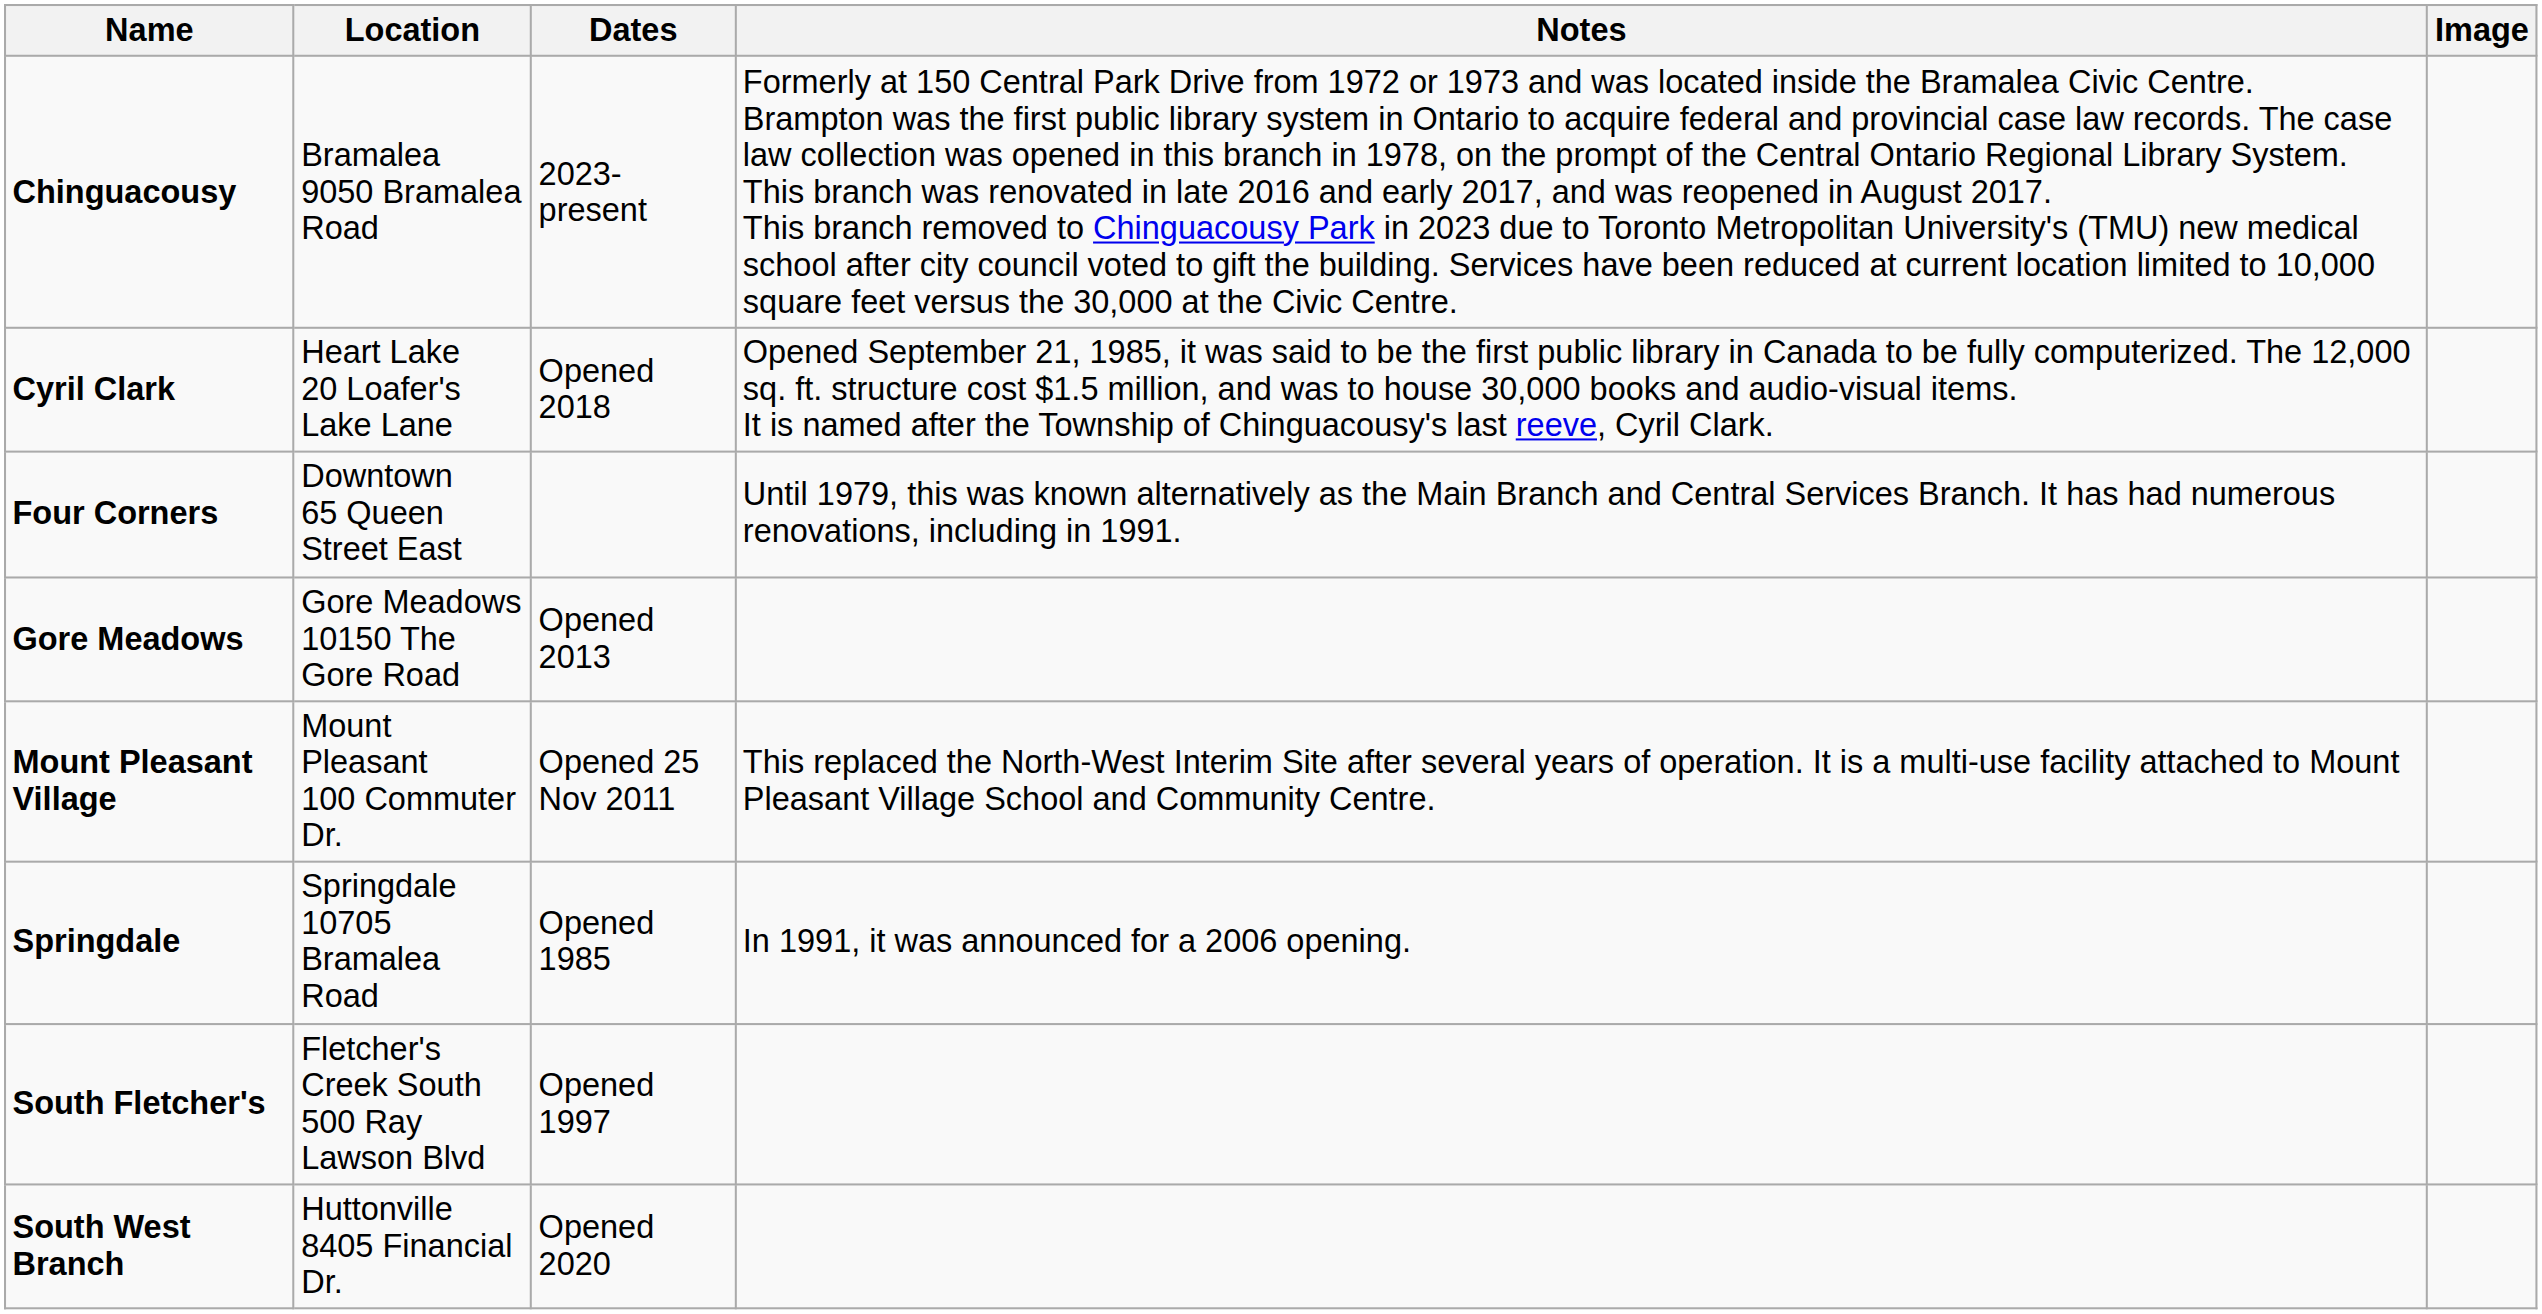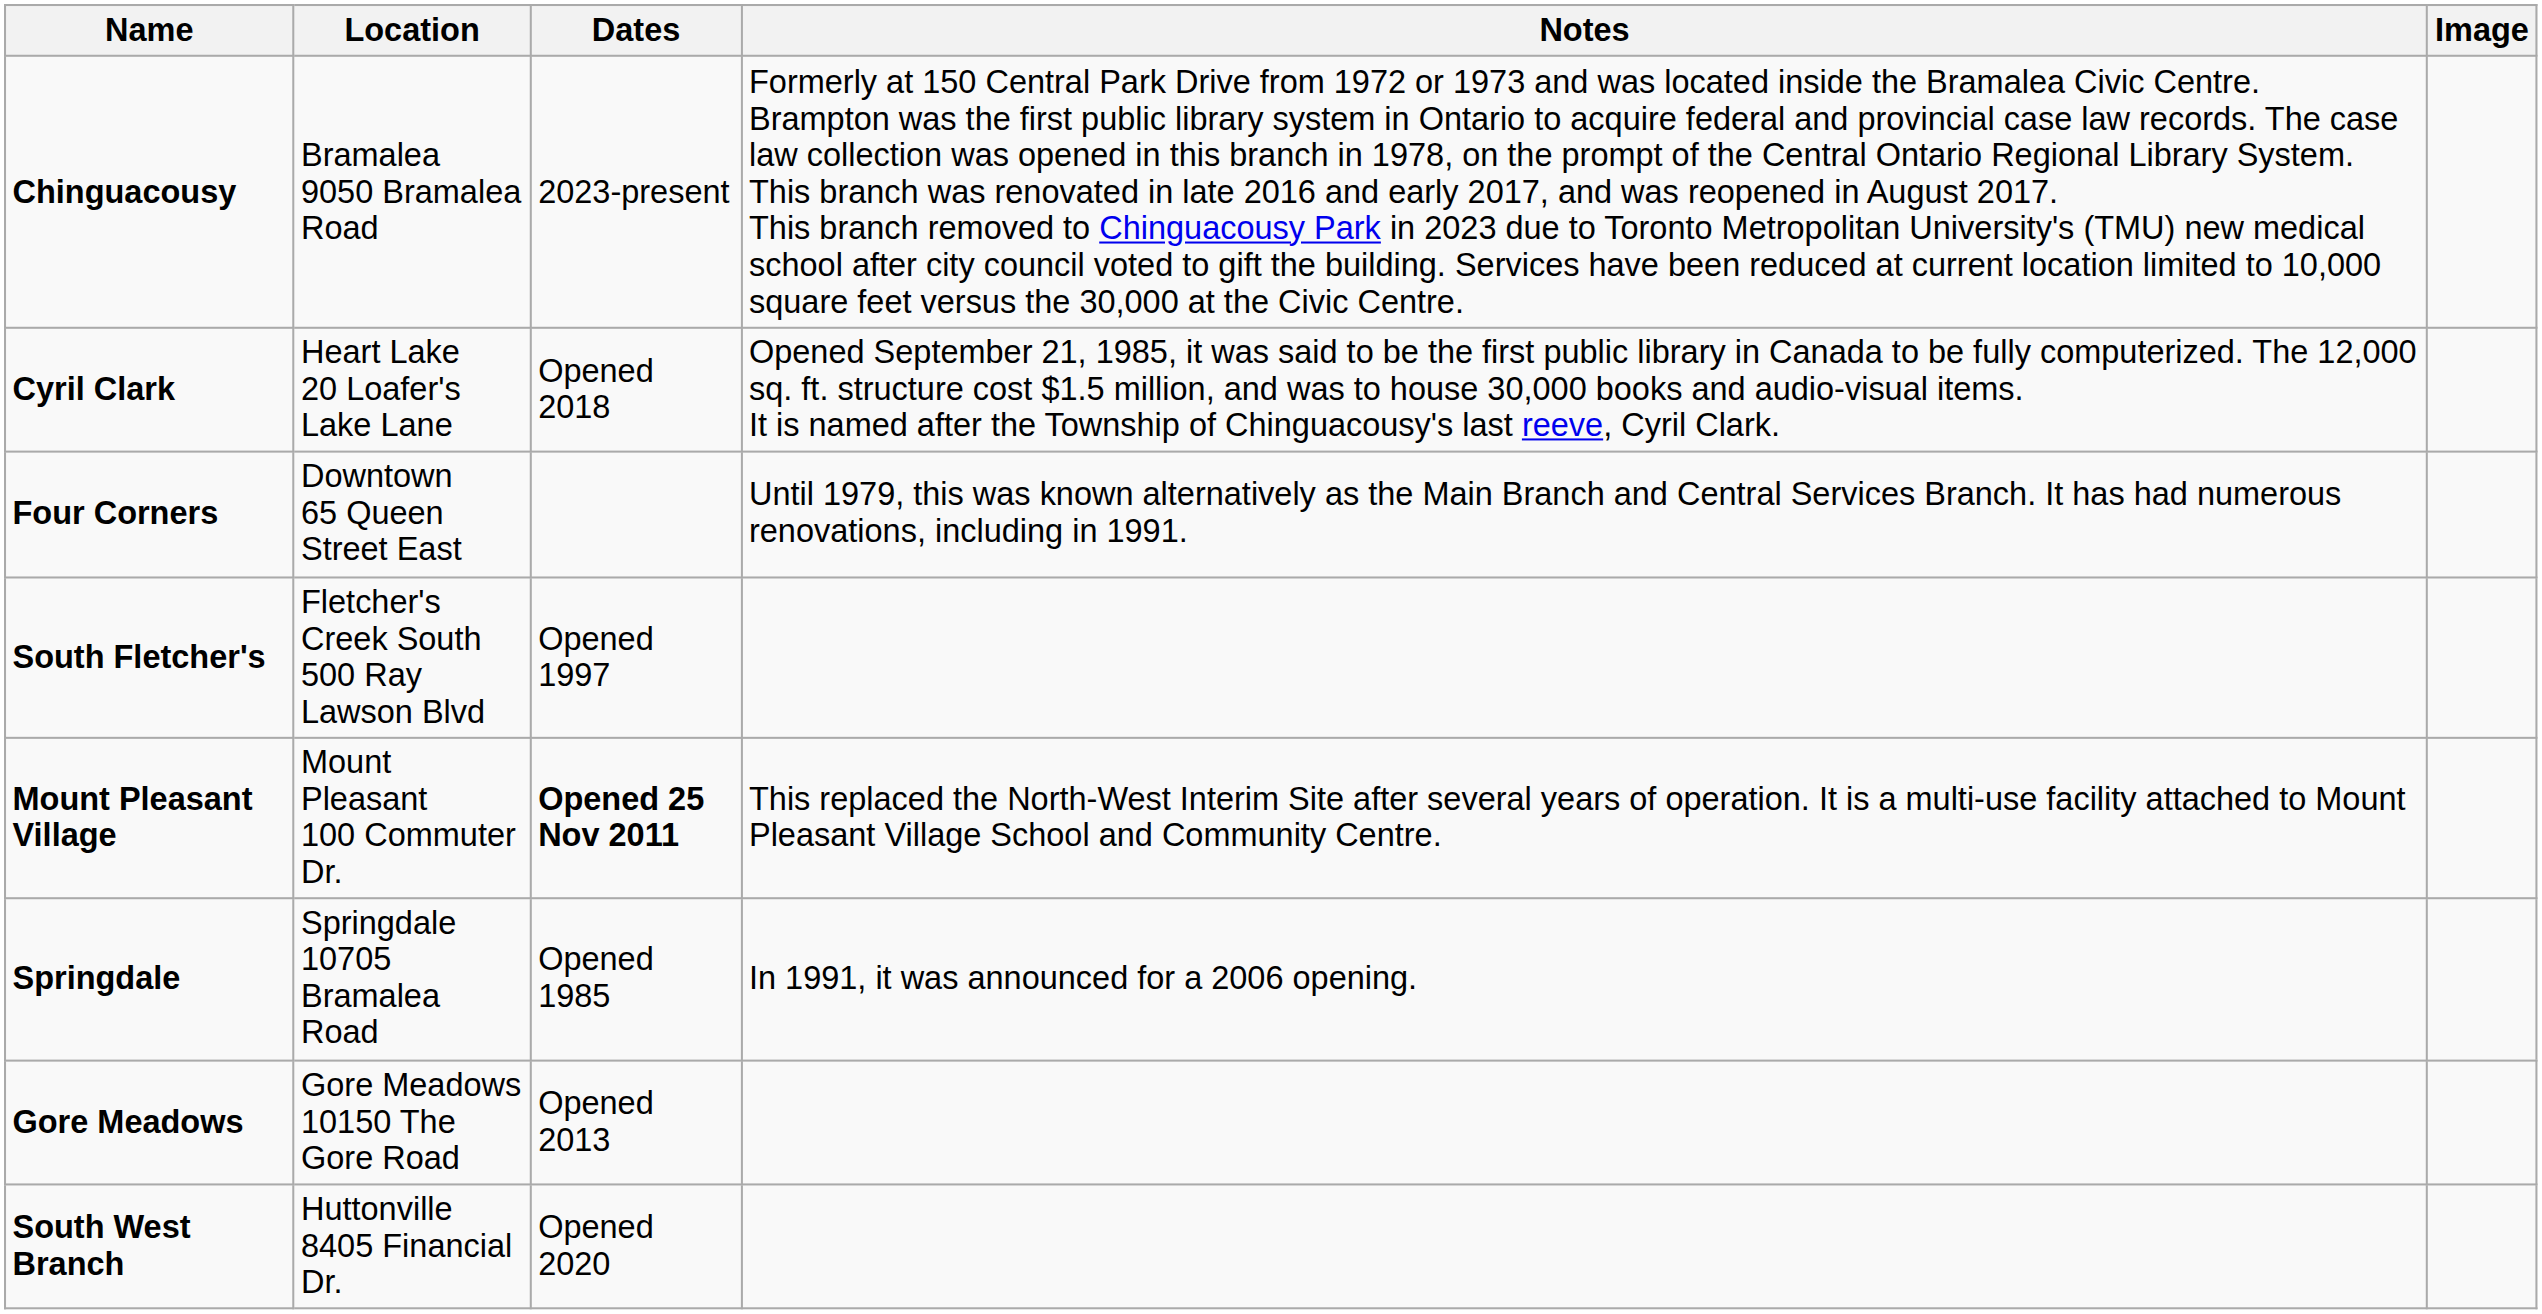rows swapped: (128, 638) <-> (139, 1103)
(619, 781) normal -> (621, 817) bold
